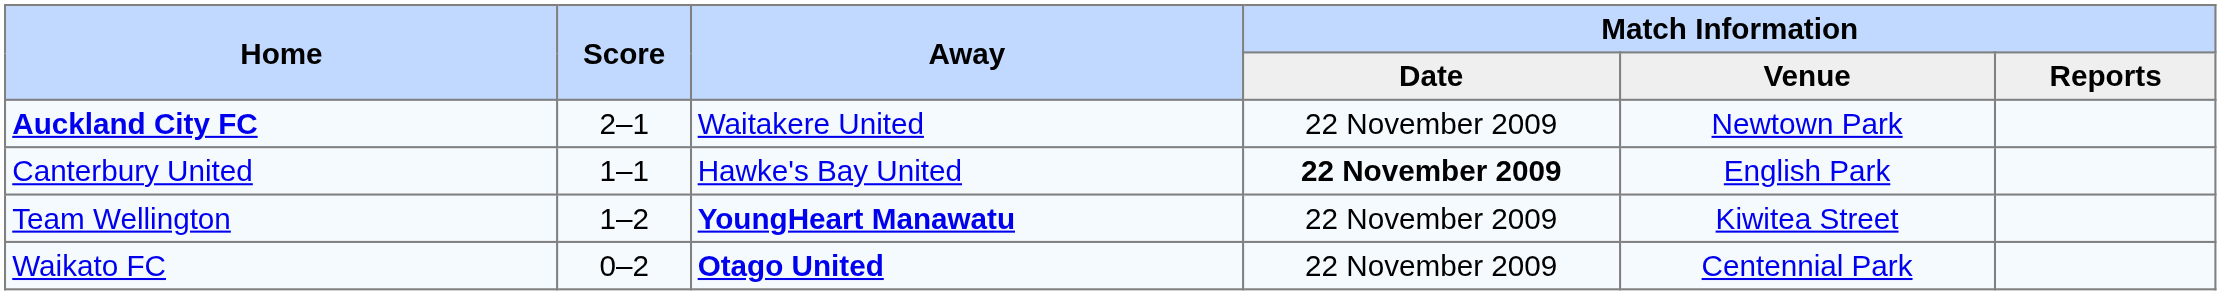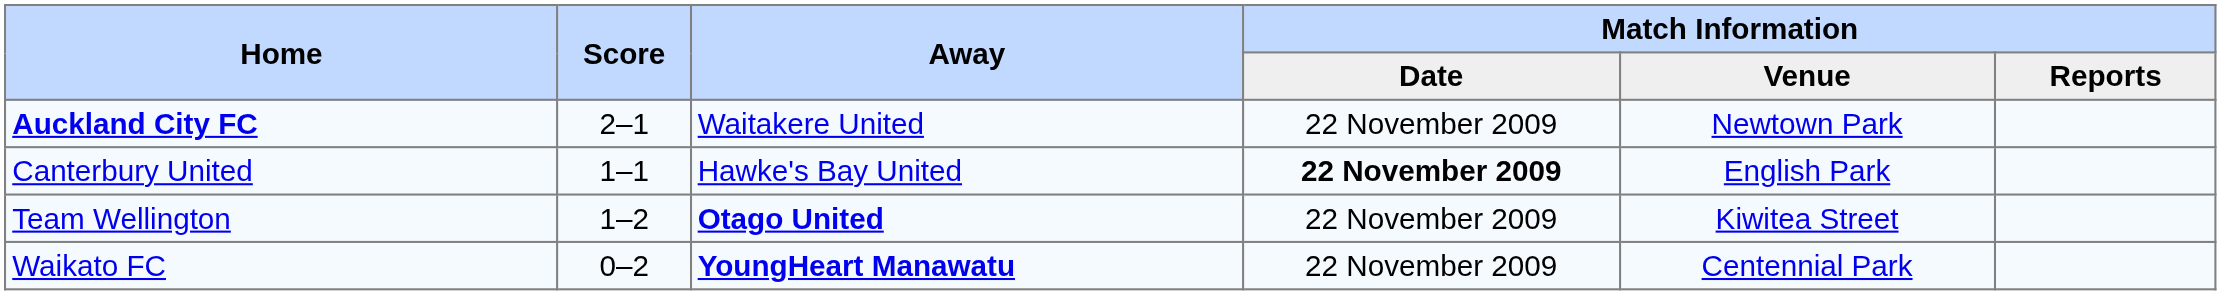(856, 218) YoungHeart Manawatu -> (791, 218) Otago United
(791, 266) Otago United -> (856, 266) YoungHeart Manawatu
